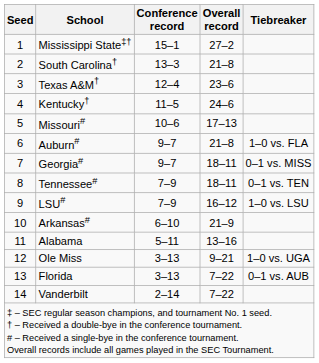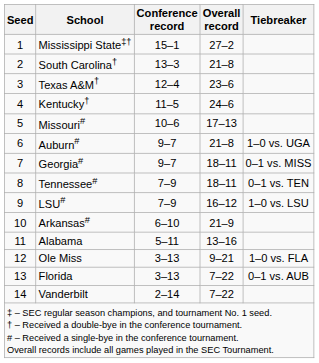(278, 143) 1–0 vs. FLA -> (278, 143) 1–0 vs. UGA
(278, 259) 1–0 vs. UGA -> (278, 259) 1–0 vs. FLA
